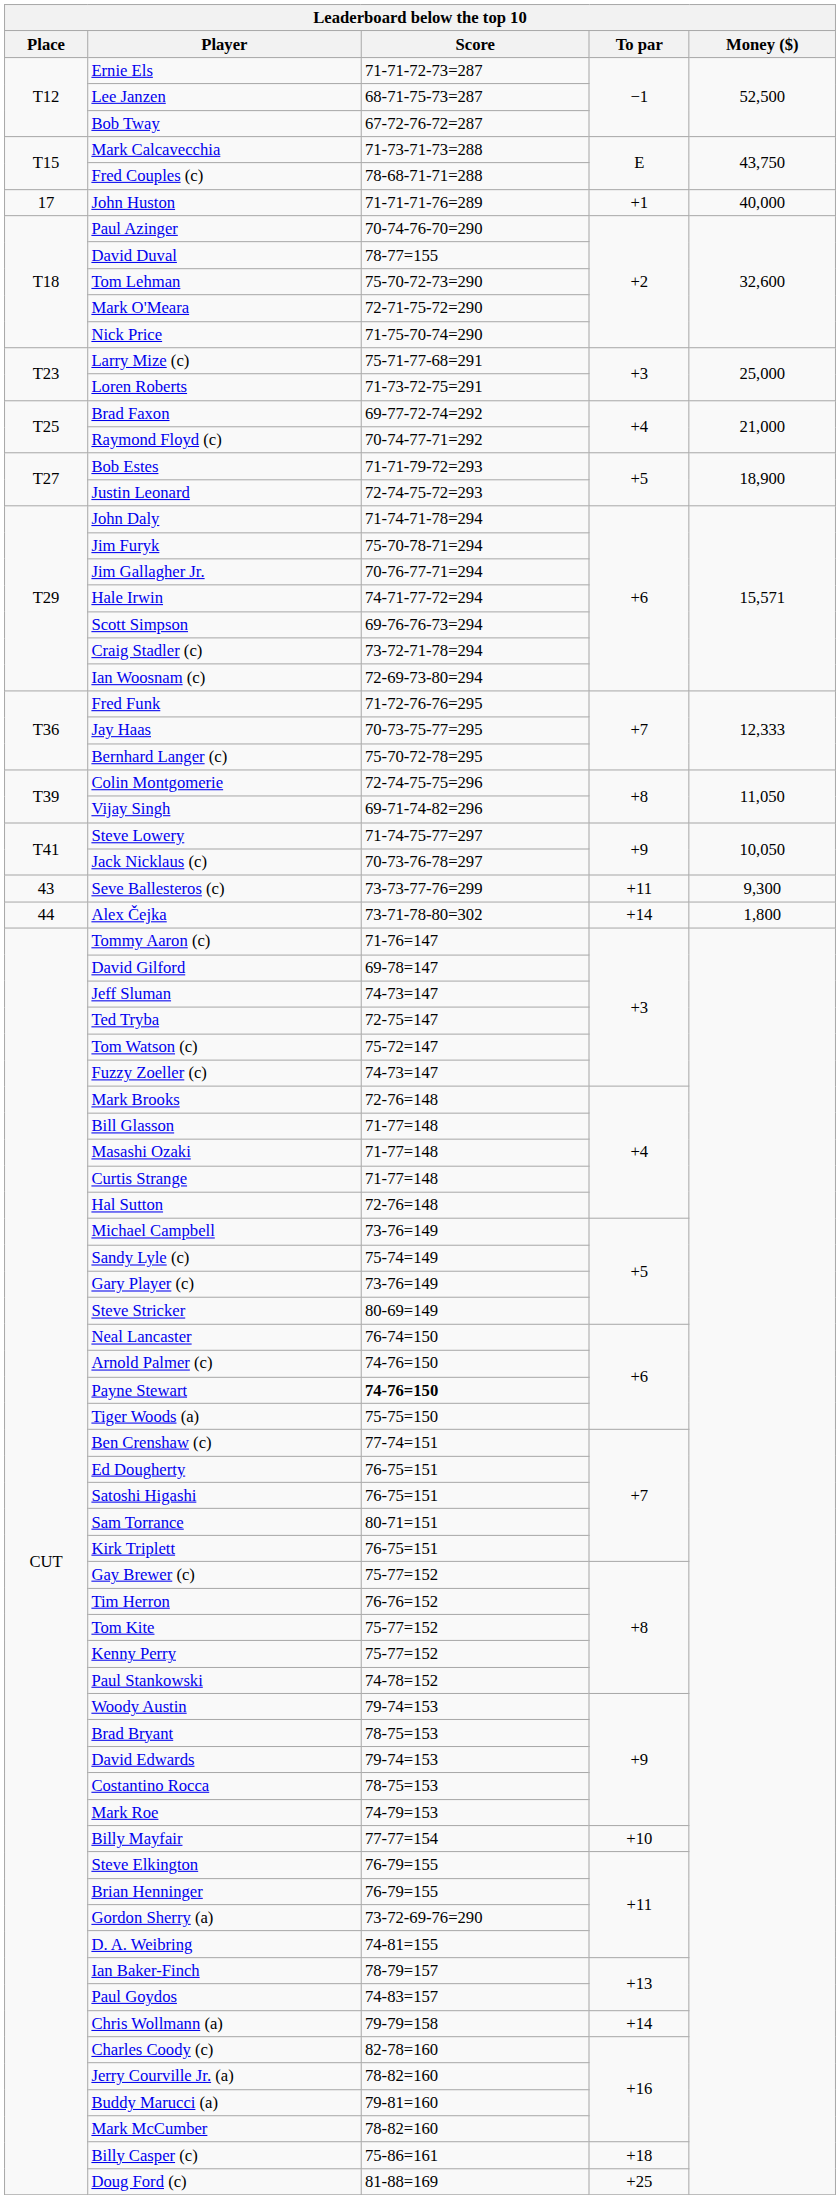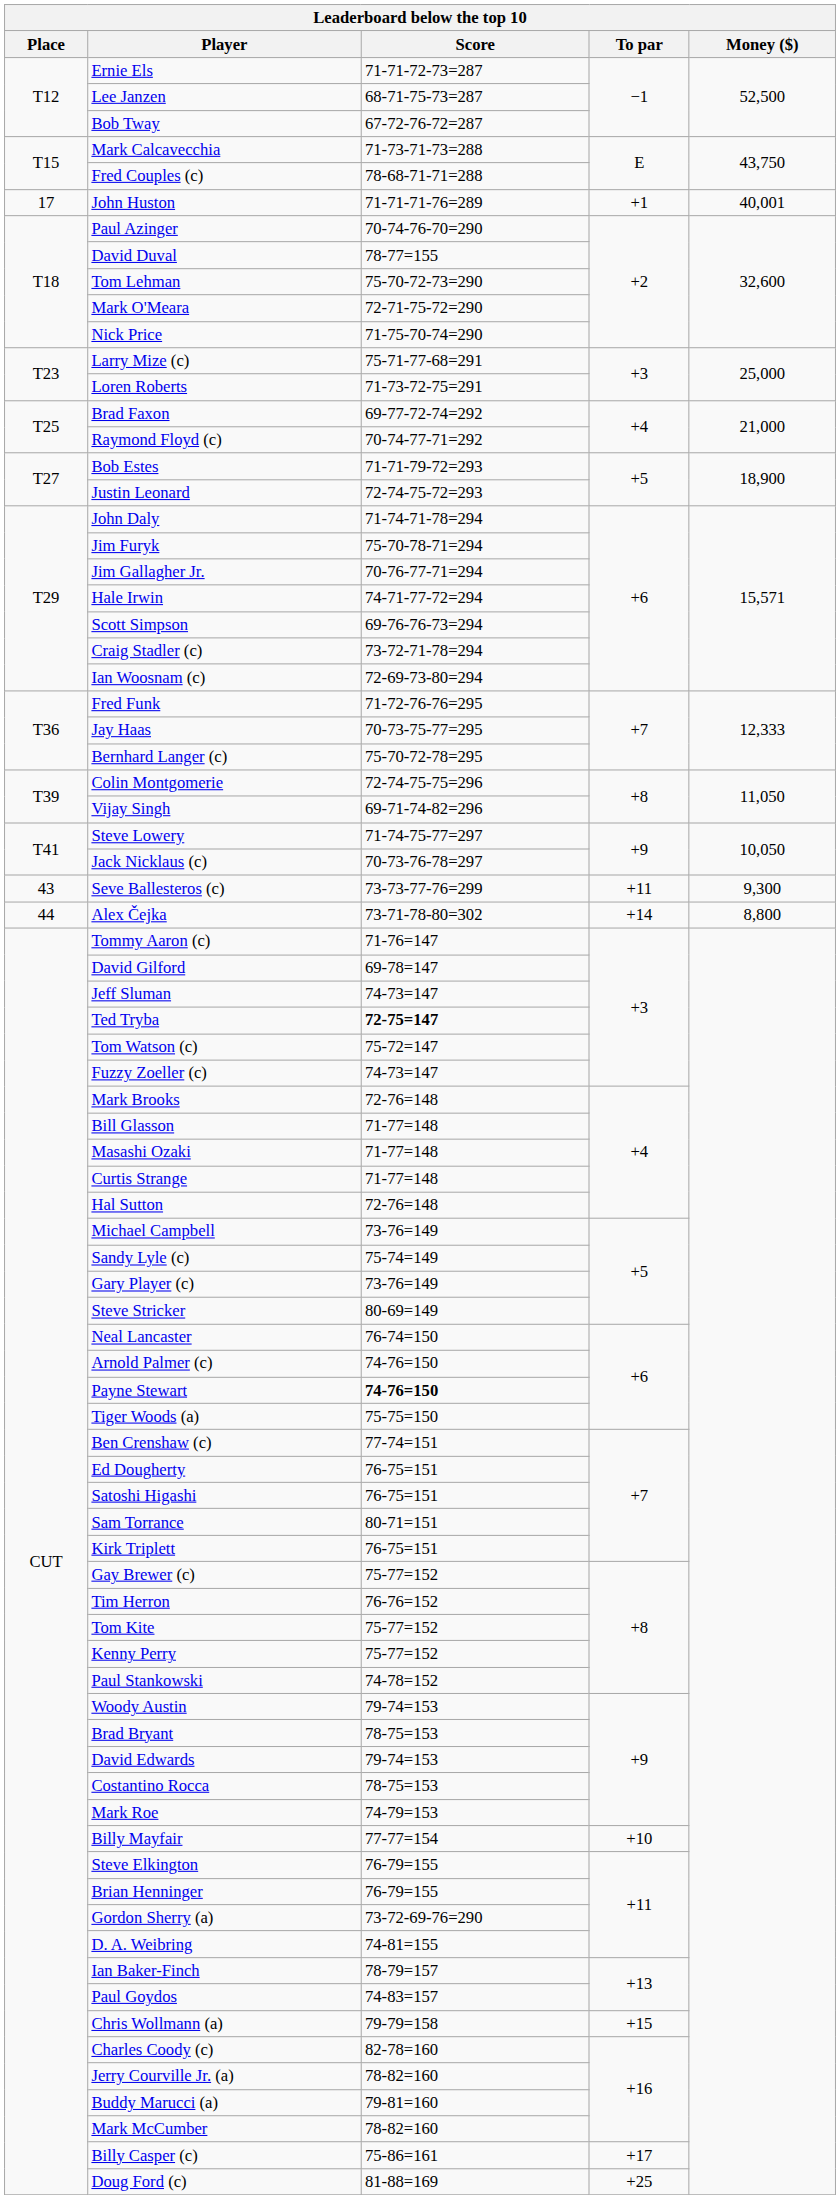(762, 202) 40,000 -> (762, 202) 40,001
(762, 914) 1,800 -> (762, 914) 8,800
(402, 1020) normal -> (402, 1020) bold
(639, 2023) +14 -> (639, 2023) +15
(639, 2155) +18 -> (639, 2155) +17
